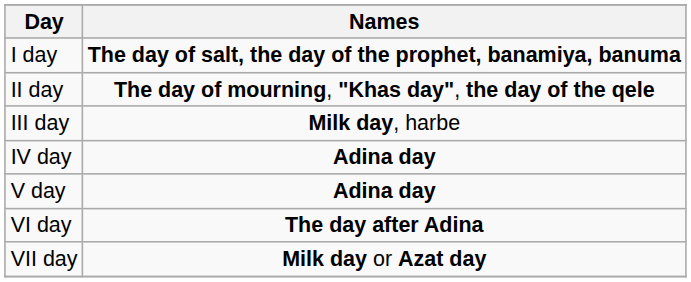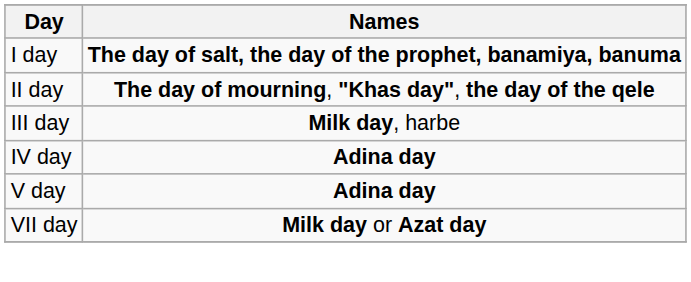- row: (41, 225)
